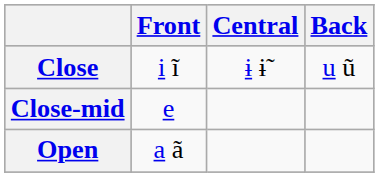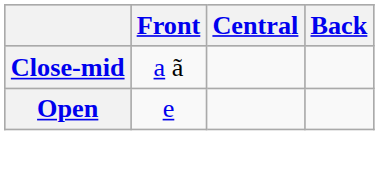- row: (68, 66)
(168, 108) e -> (168, 66) a ã
(168, 150) a ã -> (168, 108) e
